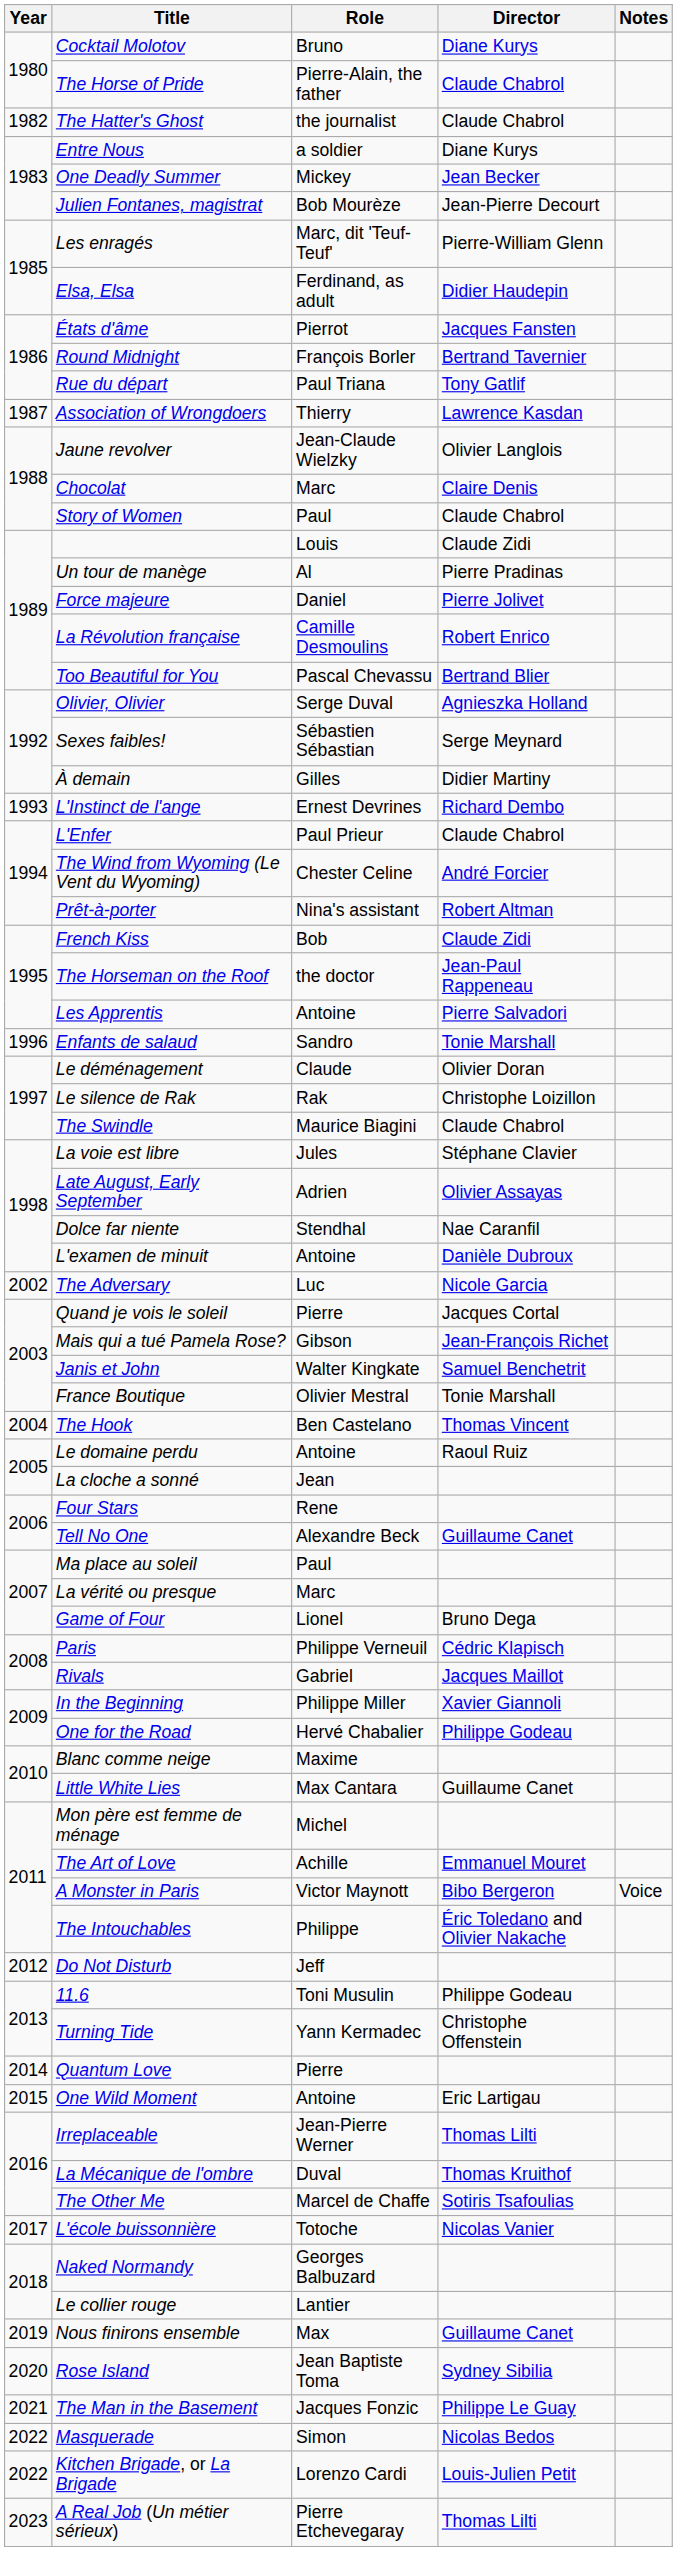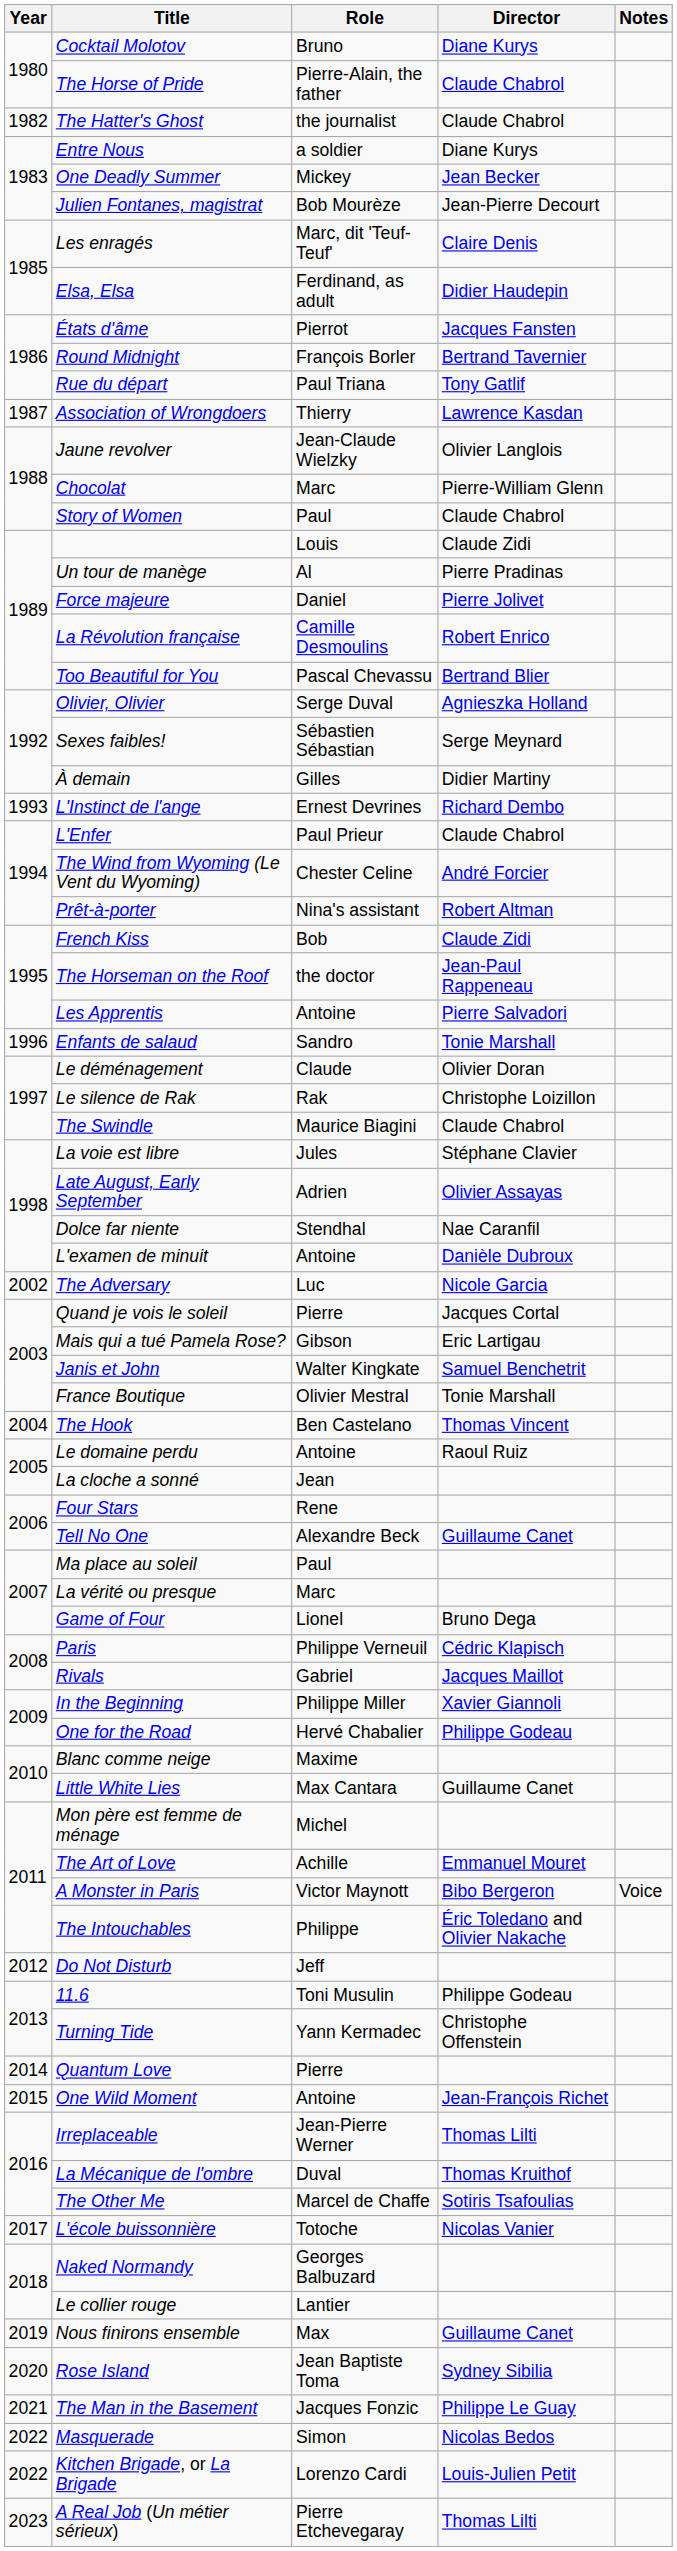(523, 243) Pierre-William Glenn -> (490, 243) Claire Denis
(490, 488) Claire Denis -> (523, 488) Pierre-William Glenn
(525, 1341) Jean-François Richet -> (491, 1341) Eric Lartigau
(491, 2098) Eric Lartigau -> (525, 2098) Jean-François Richet
